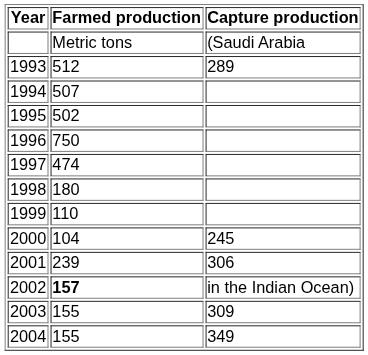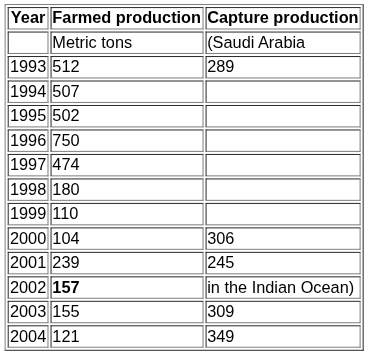(221, 238) 245 -> (221, 238) 306
(221, 263) 306 -> (221, 263) 245
(66, 336) 155 -> (66, 336) 121
